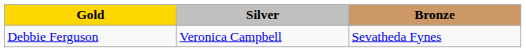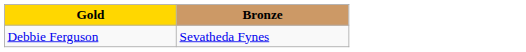- column: (263, 15)
